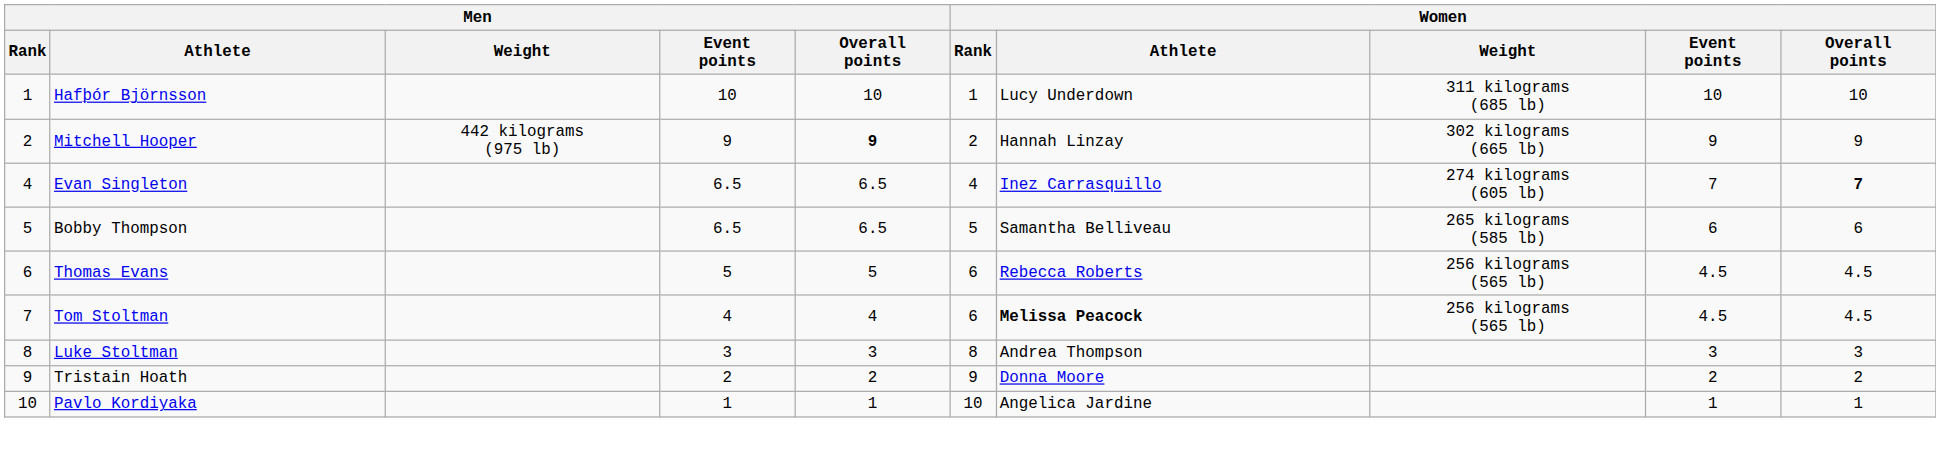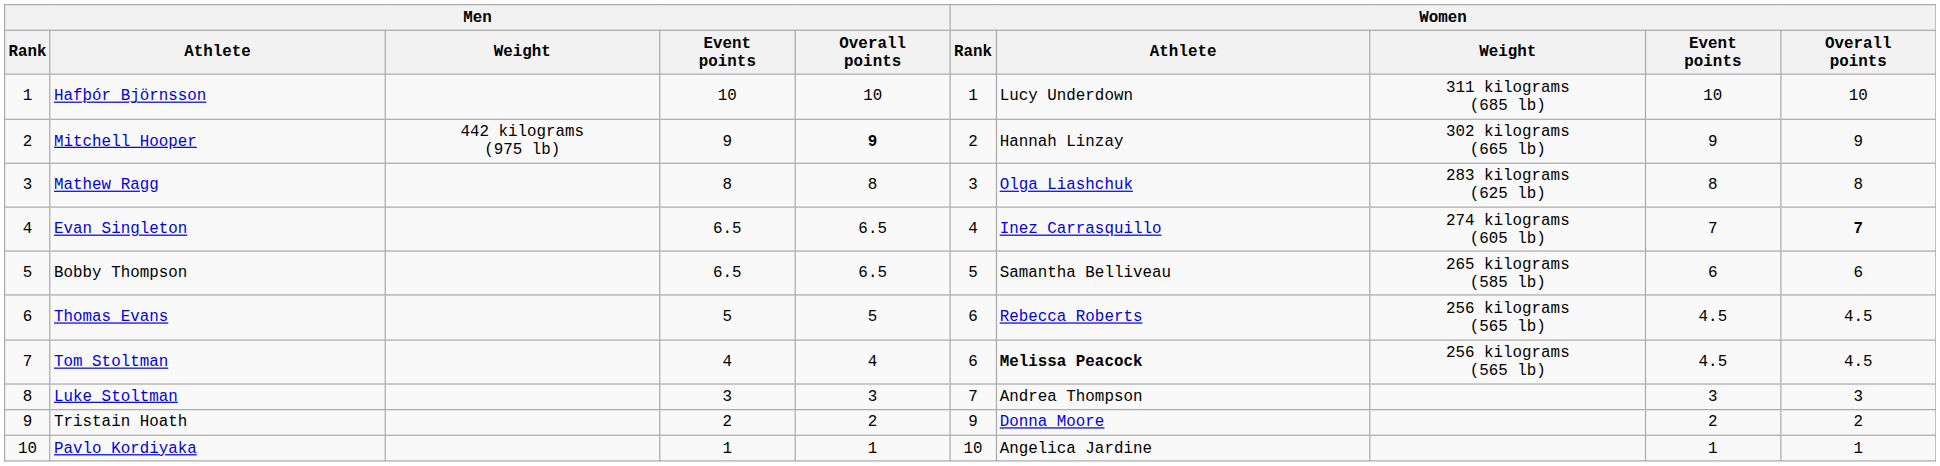+ row: (106, 185)
(973, 352) 8 -> (973, 397) 7
